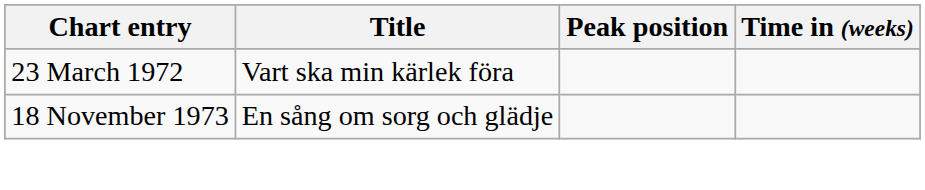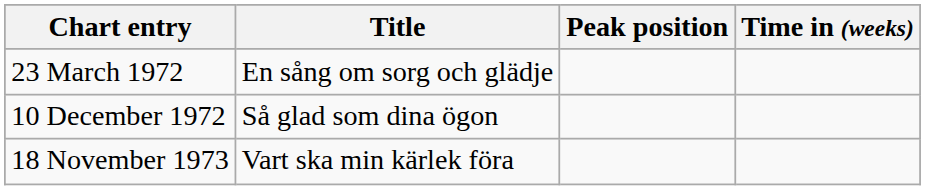(378, 71) Vart ska min kärlek föra -> (398, 71) En sång om sorg och glädje
+ row: (118, 116)
(398, 116) En sång om sorg och glädje -> (378, 160) Vart ska min kärlek föra
